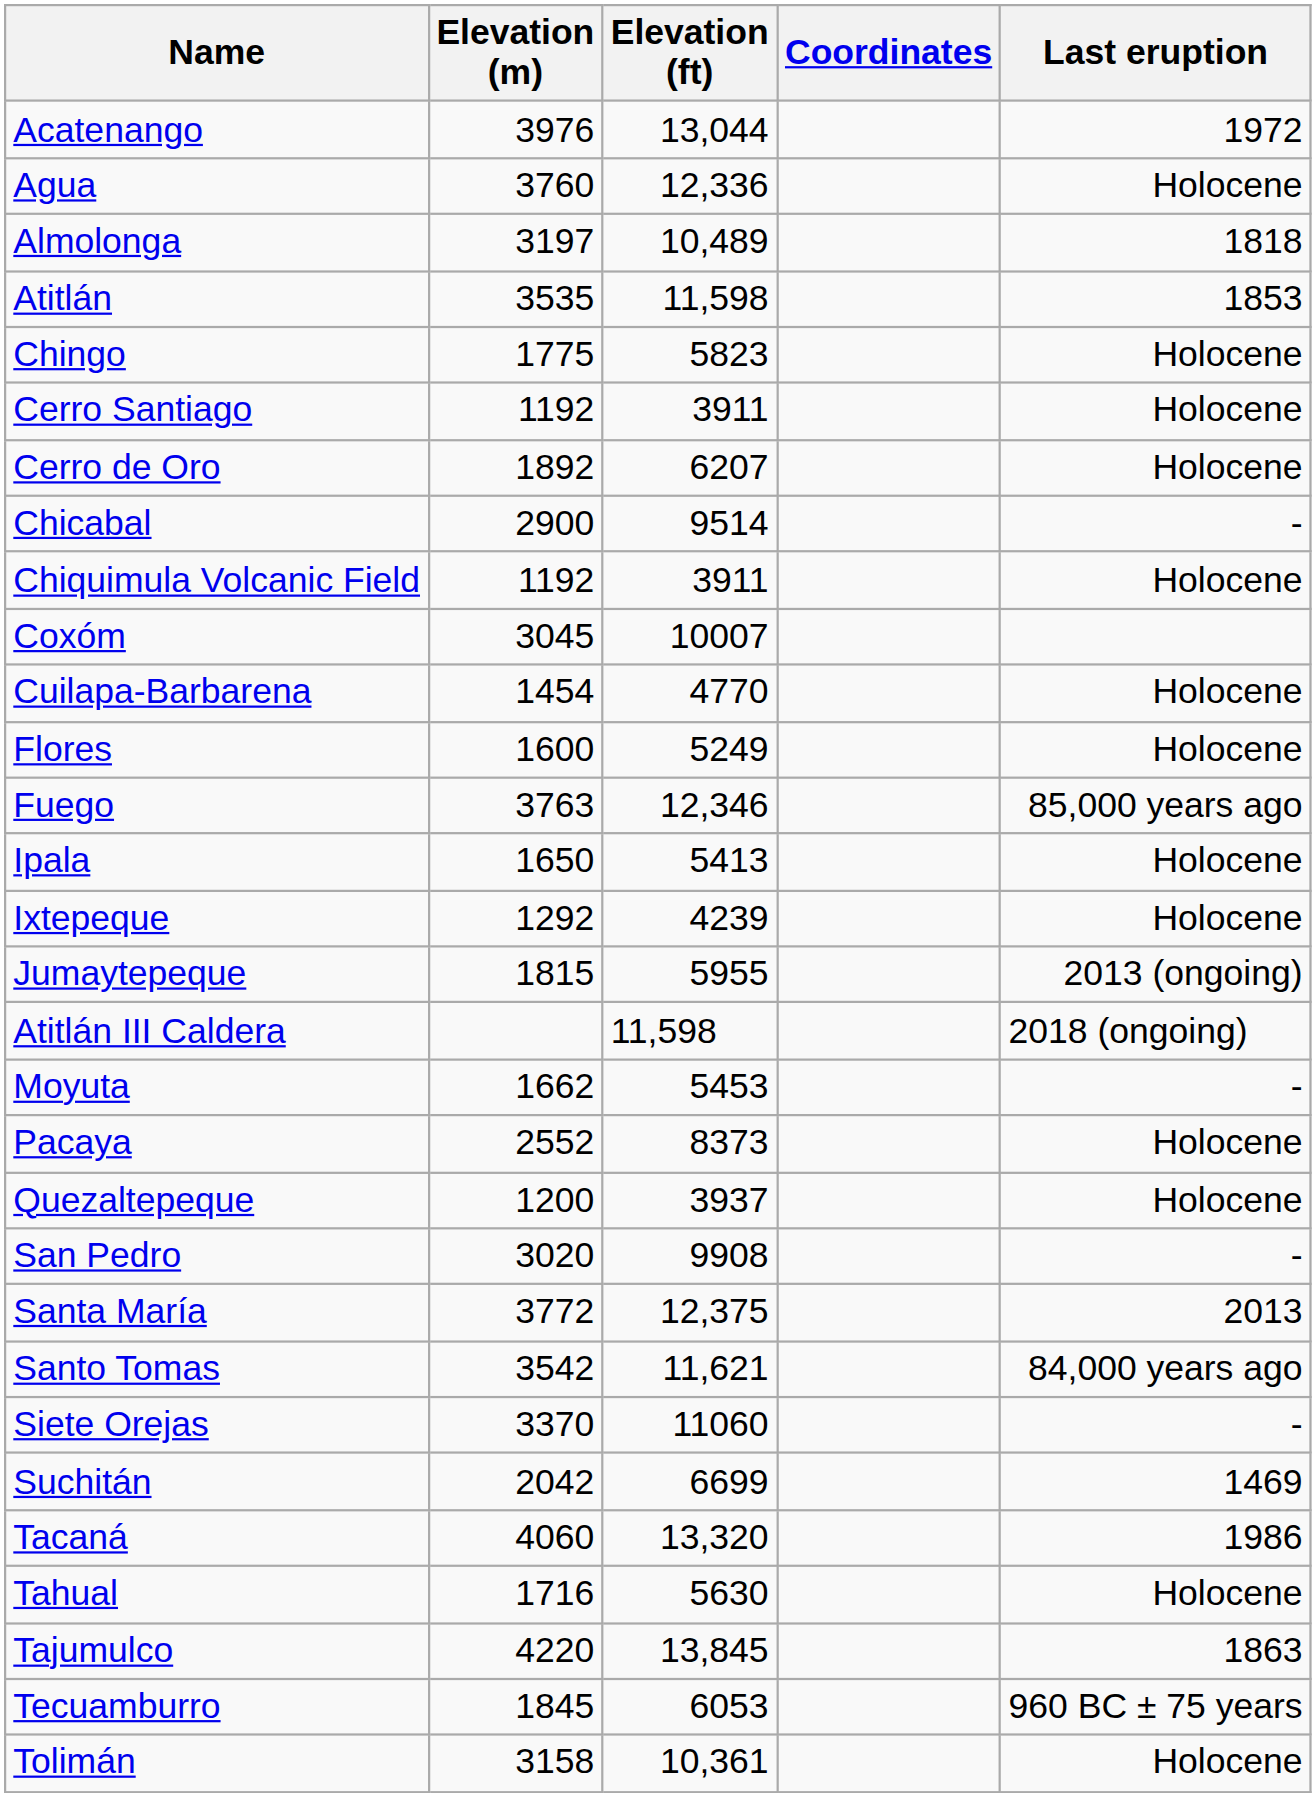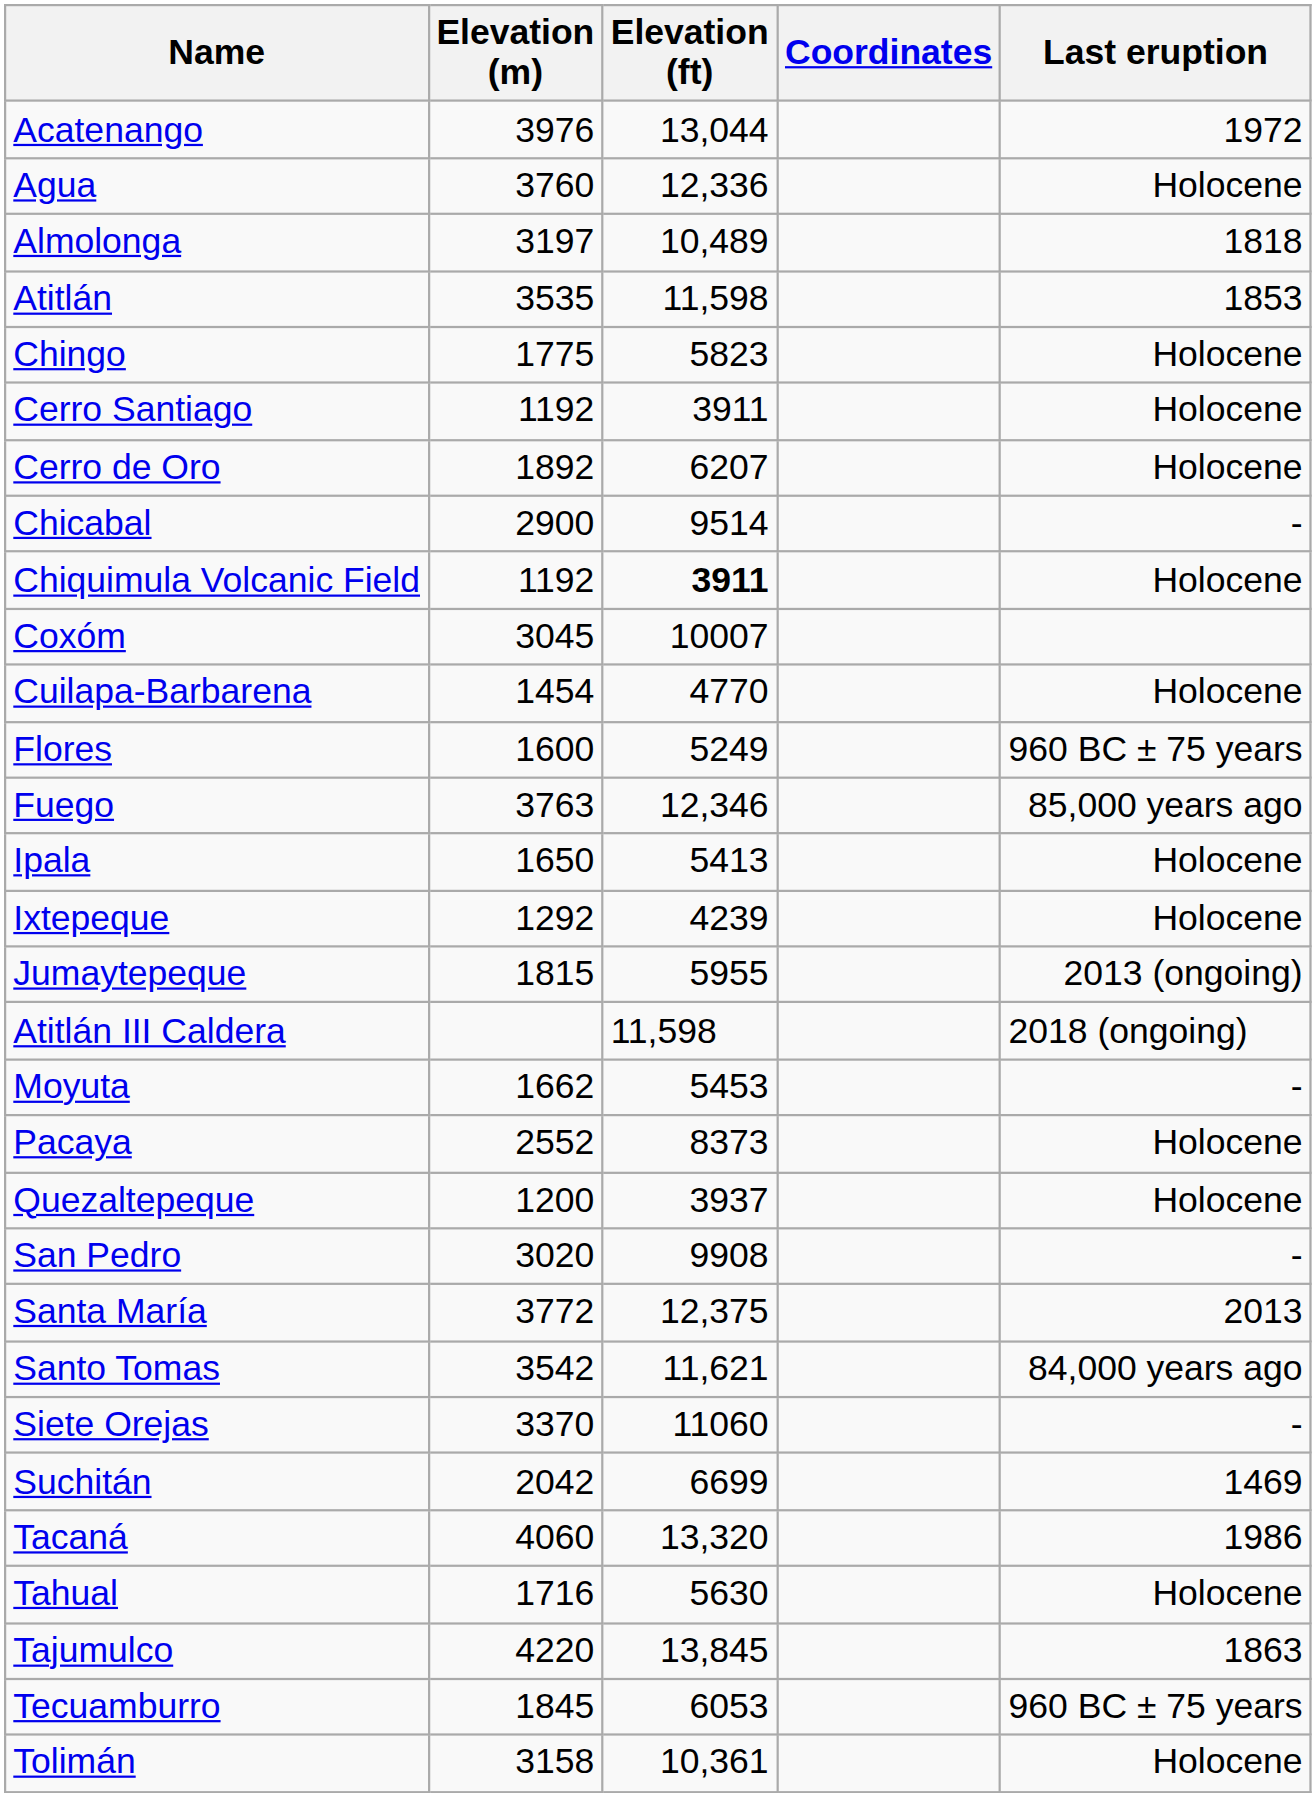(730, 579) normal -> (730, 579) bold
(1227, 748) Holocene -> (1156, 748) 960 BC ± 75 years
